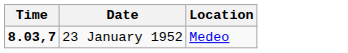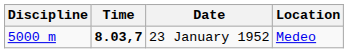+ column: (48, 15)
